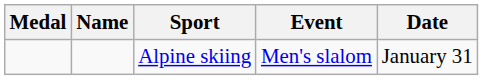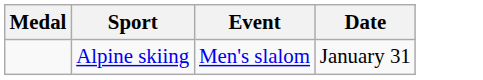- column: (102, 22)
